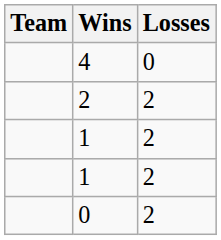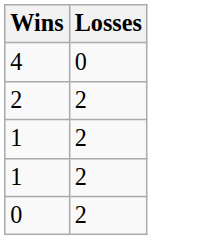- column: (39, 23)
